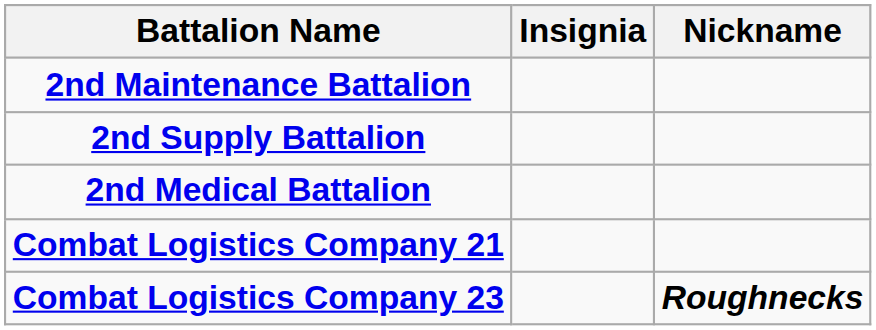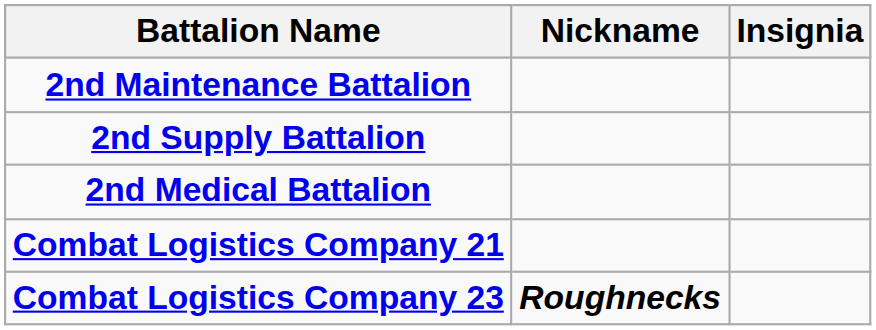columns swapped: (583, 31) <-> (763, 31)
